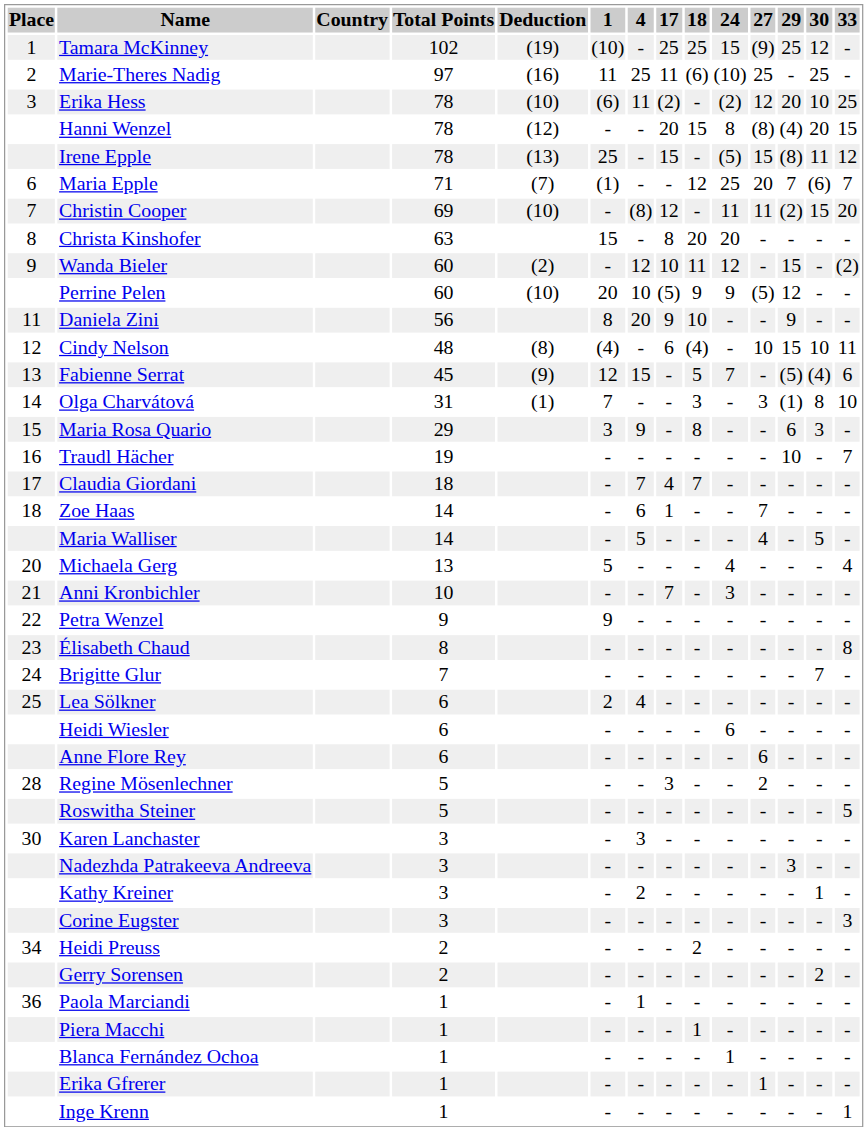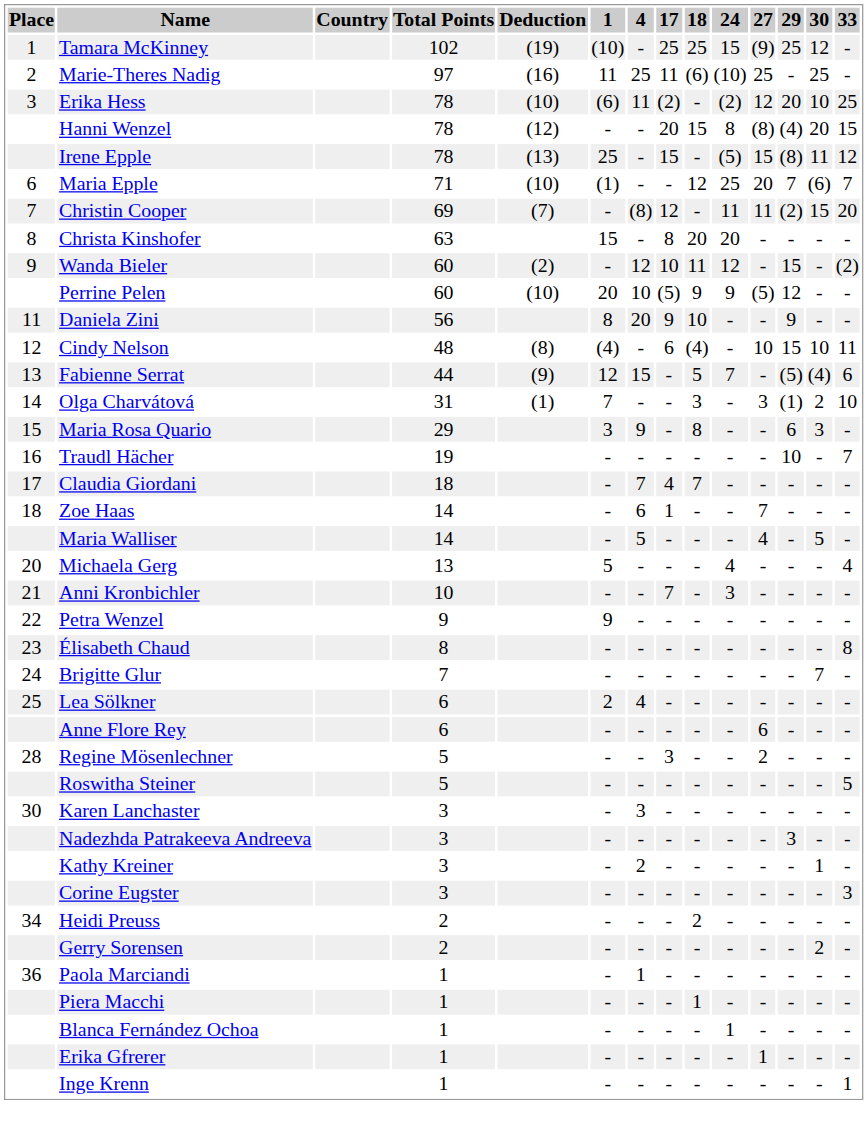(543, 183) (7) -> (543, 183) (10)
(543, 210) (10) -> (543, 210) (7)
(444, 374) 45 -> (444, 374) 44
(819, 401) 8 -> (819, 401) 2
- row: (114, 729)
